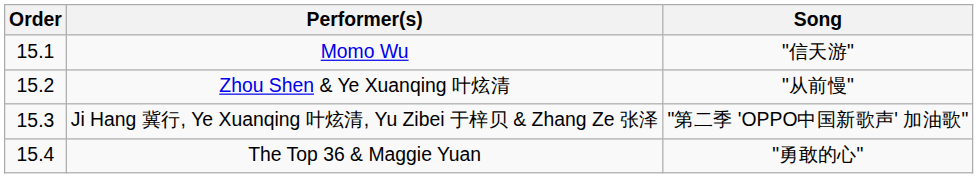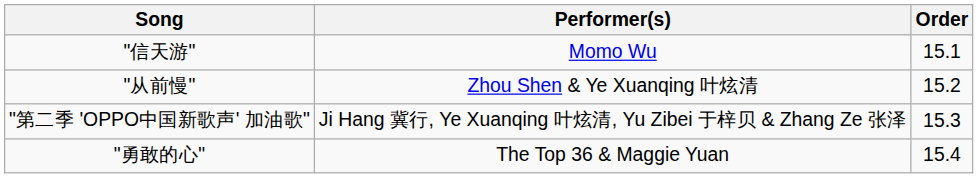columns swapped: (35, 19) <-> (818, 19)
